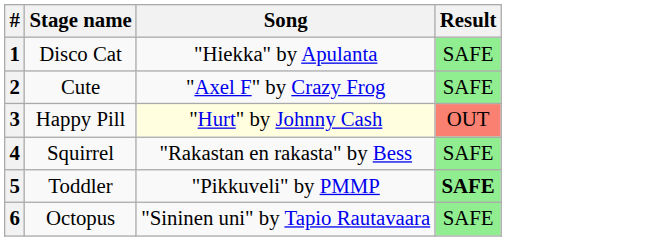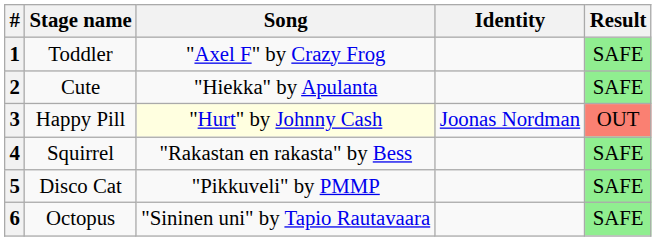+ column: (510, 20)
(81, 53) Disco Cat -> (81, 53) Toddler
(286, 53) "Hiekka" by Apulanta -> (286, 53) "Axel F" by Crazy Frog
(286, 86) "Axel F" by Crazy Frog -> (286, 86) "Hiekka" by Apulanta
(81, 185) Toddler -> (81, 185) Disco Cat
(468, 185) bold -> (618, 185) normal
